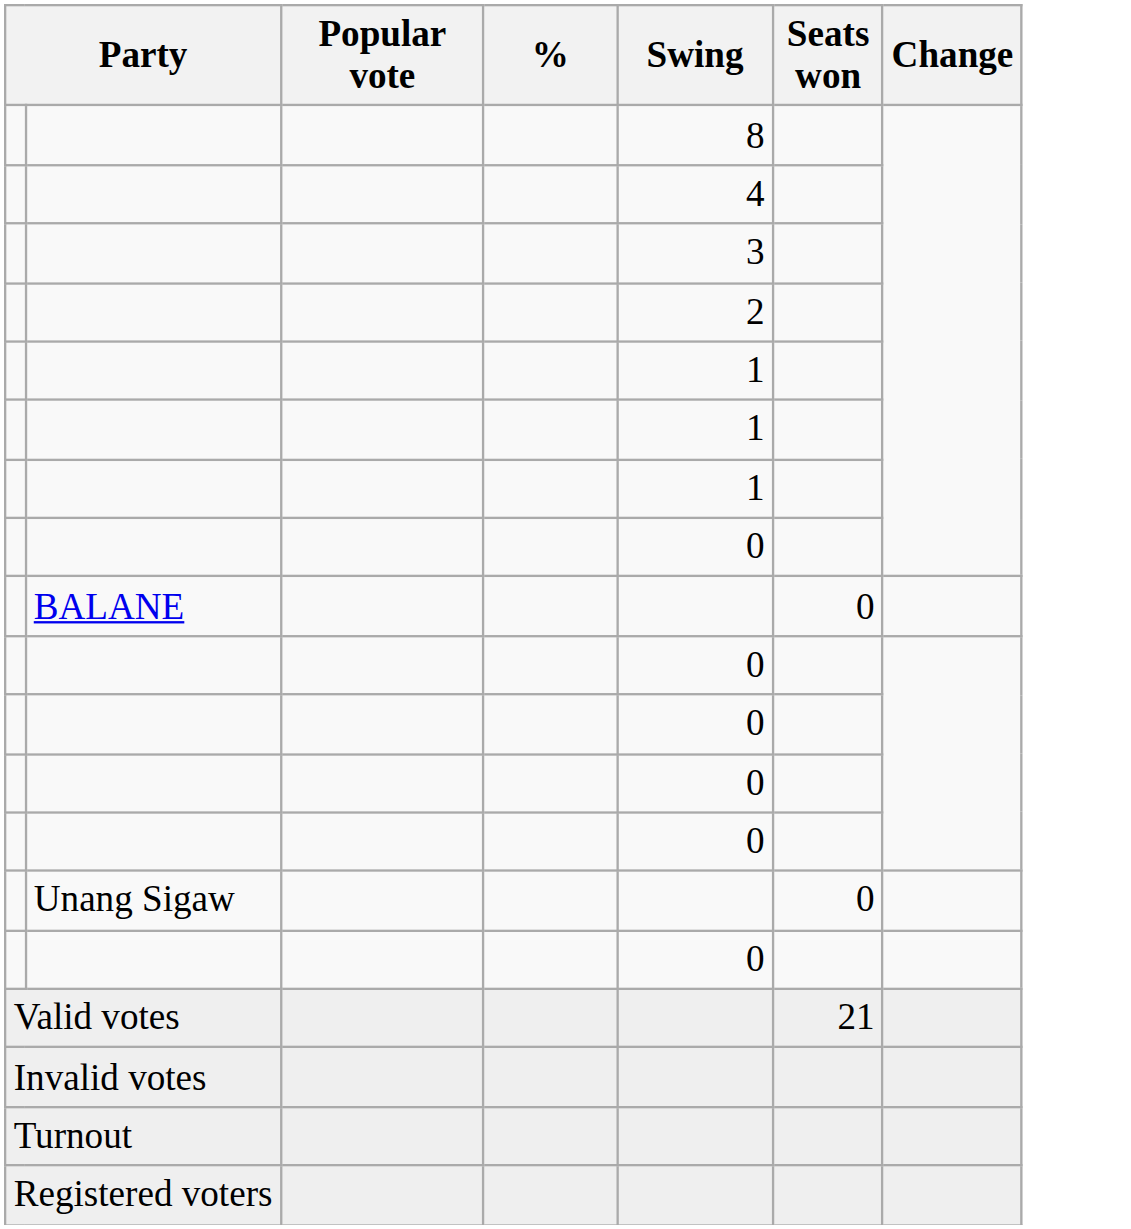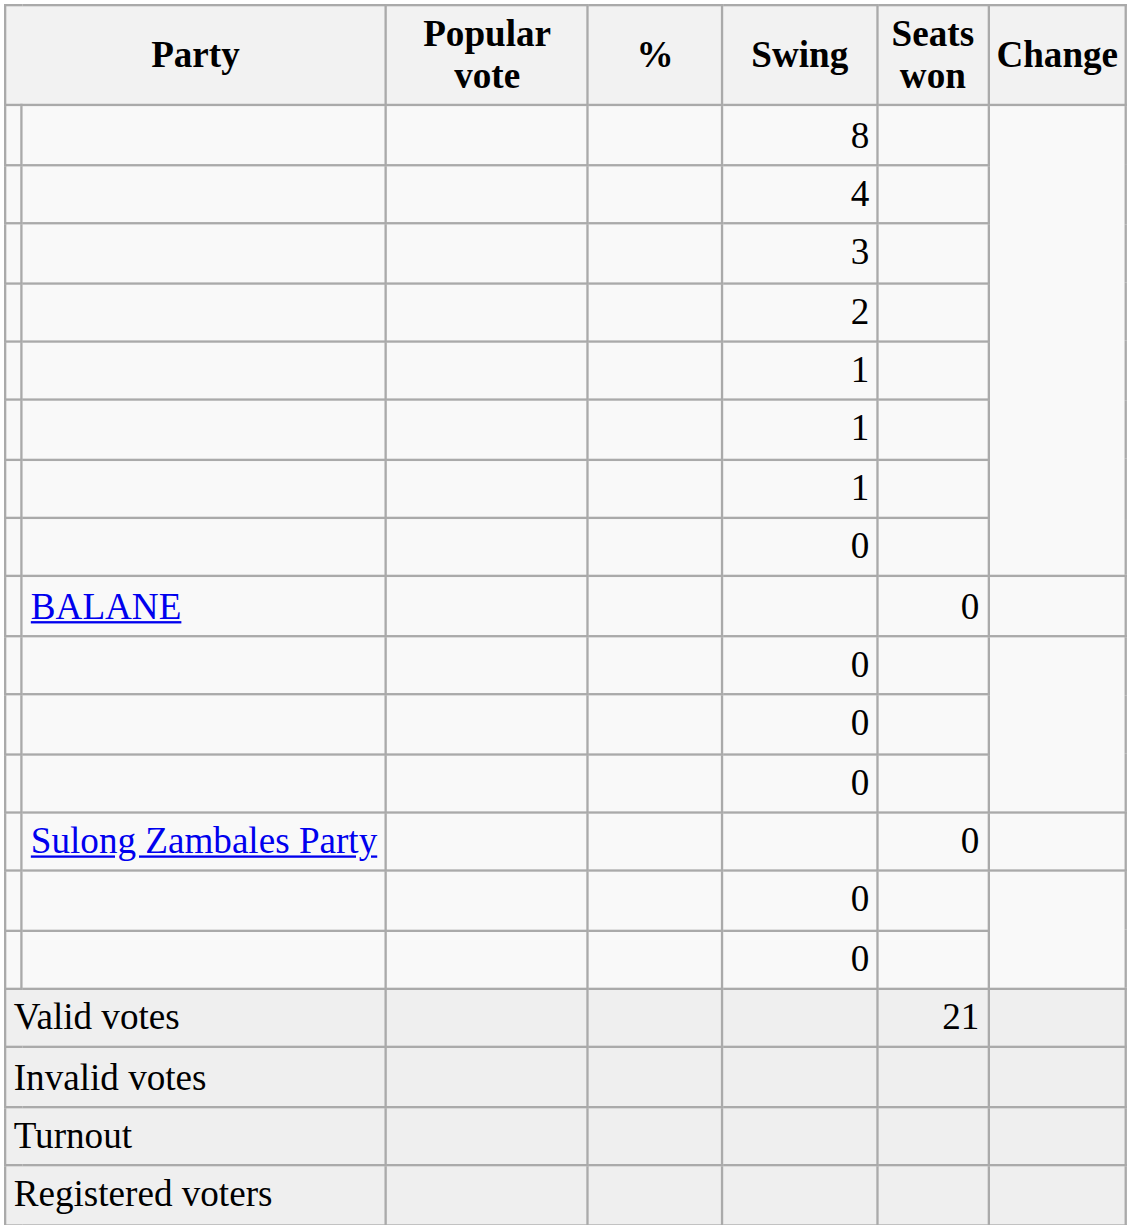+ row: (14, 842)
- row: (15, 901)
